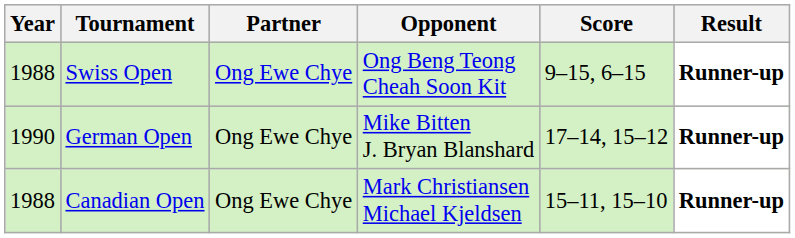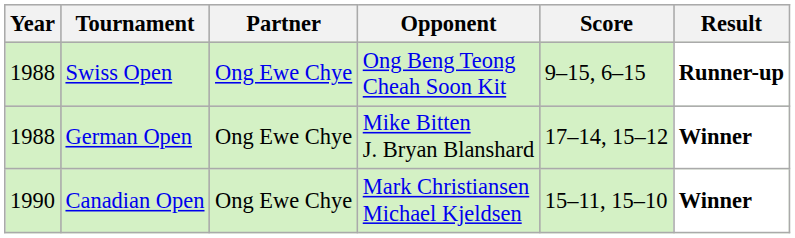(32, 137) 1990 -> (32, 137) 1988
(731, 137) Runner-up -> (715, 137) Winner
(32, 200) 1988 -> (32, 200) 1990
(731, 200) Runner-up -> (715, 200) Winner
